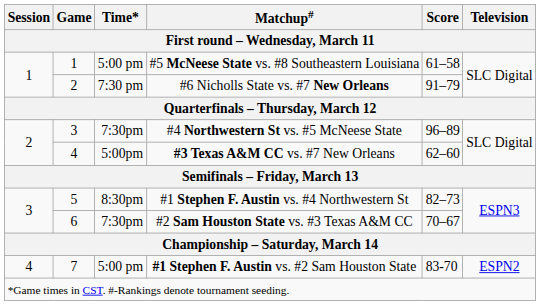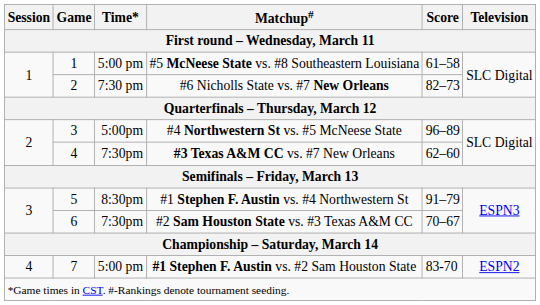(443, 86) 91–79 -> (443, 86) 82–73
(122, 131) 7:30pm -> (122, 131) 5:00pm
(122, 154) 5:00pm -> (122, 154) 7:30pm
(443, 199) 82–73 -> (443, 199) 91–79
